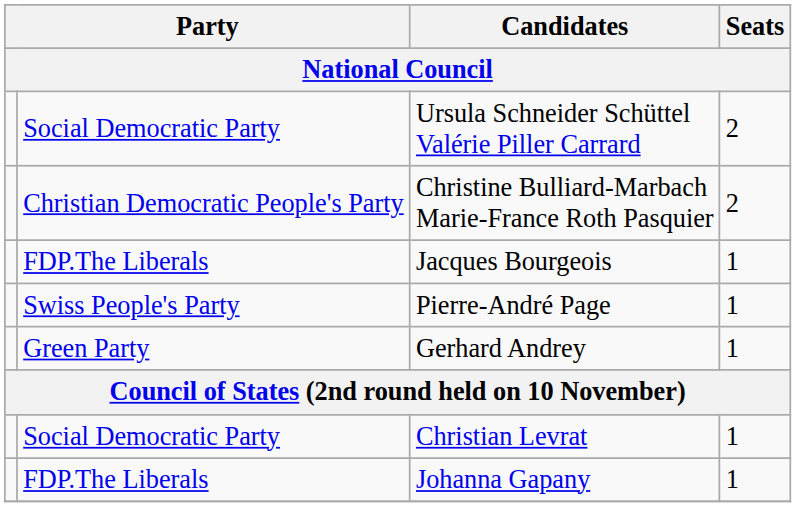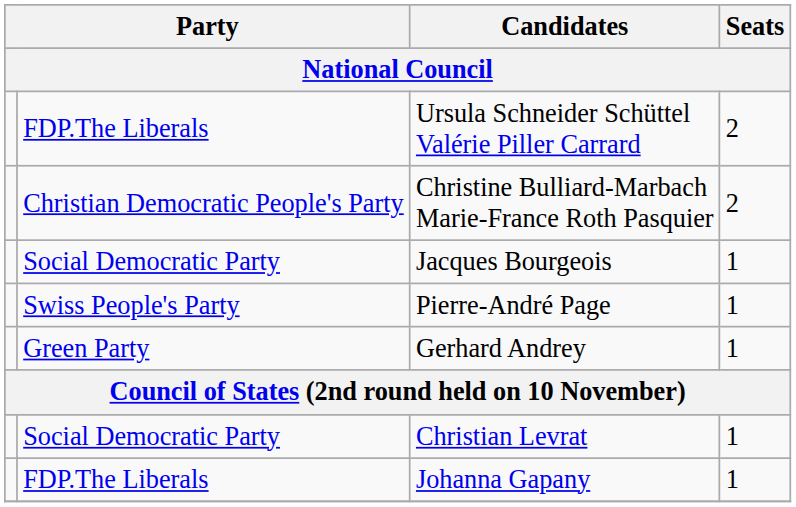(152, 128) Social Democratic Party -> (116, 128) FDP.The Liberals
(116, 262) FDP.The Liberals -> (152, 262) Social Democratic Party
